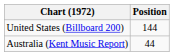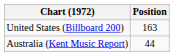(150, 28) 144 -> (150, 28) 163
